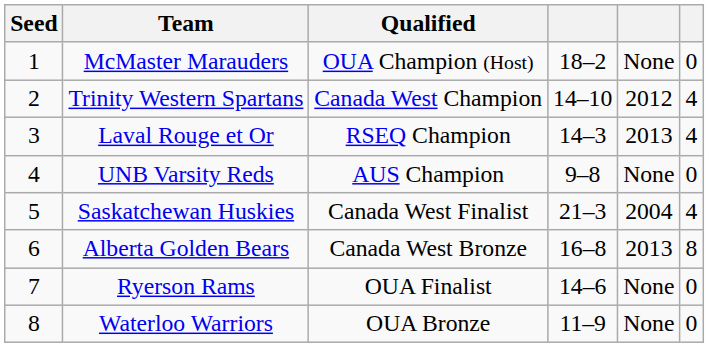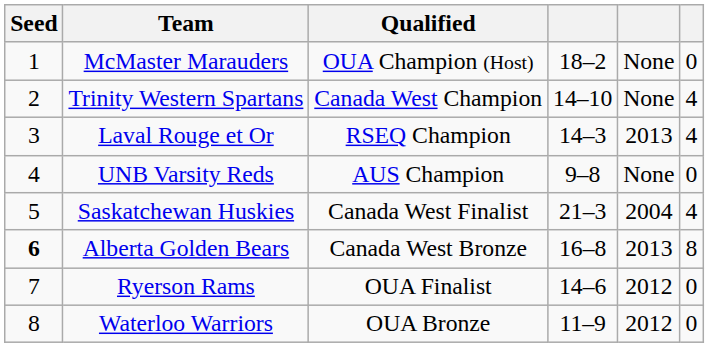(649, 98) 2012 -> (649, 98) None
(34, 248) normal -> (34, 248) bold
(649, 286) None -> (649, 286) 2012
(649, 323) None -> (649, 323) 2012
